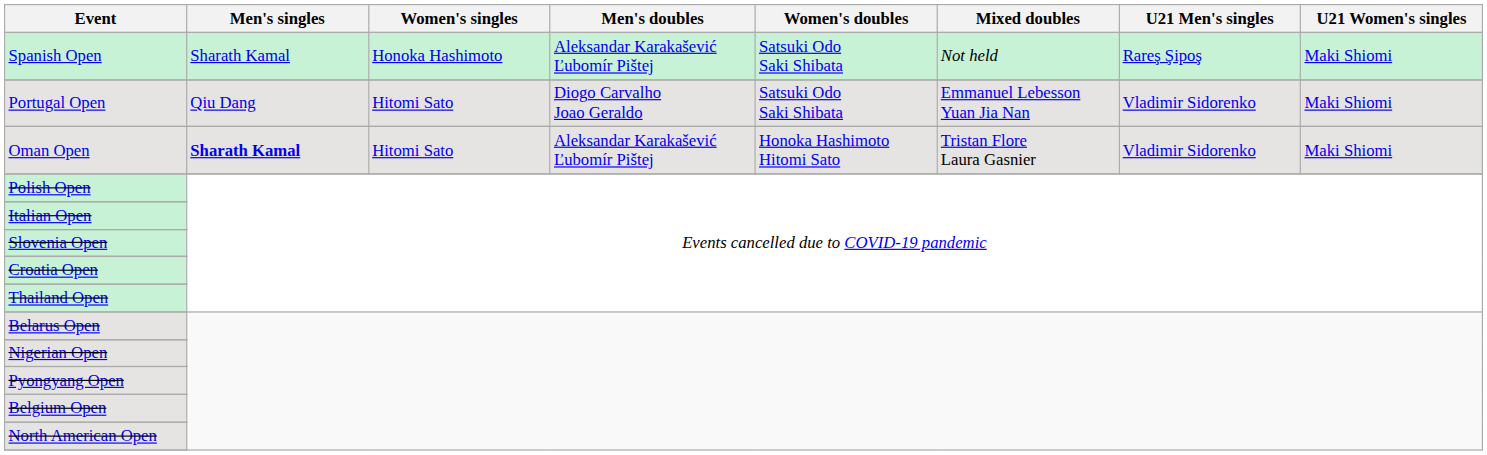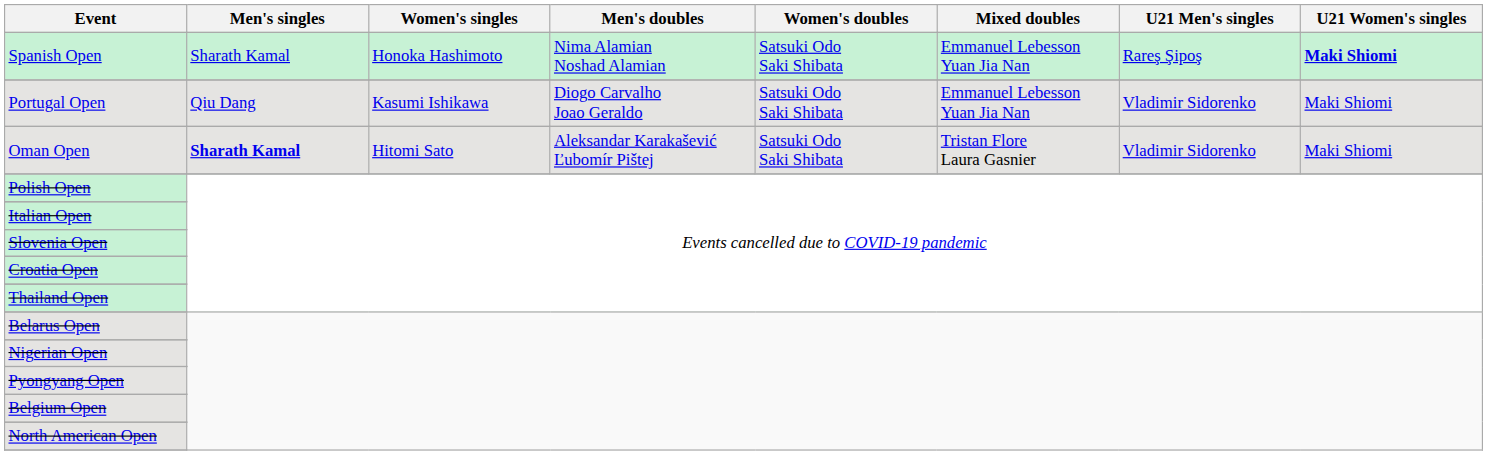(635, 56) Aleksandar Karakašević Ľubomír Pištej -> (610, 56) Nima Alamian Noshad Alamian
(969, 56) Not held -> (1011, 56) Emmanuel Lebesson Yuan Jia Nan
(1348, 56) normal -> (1351, 56) bold
(413, 103) Hitomi Sato -> (430, 103) Kasumi Ishikawa
(824, 150) Honoka Hashimoto Hitomi Sato -> (801, 150) Satsuki Odo Saki Shibata
